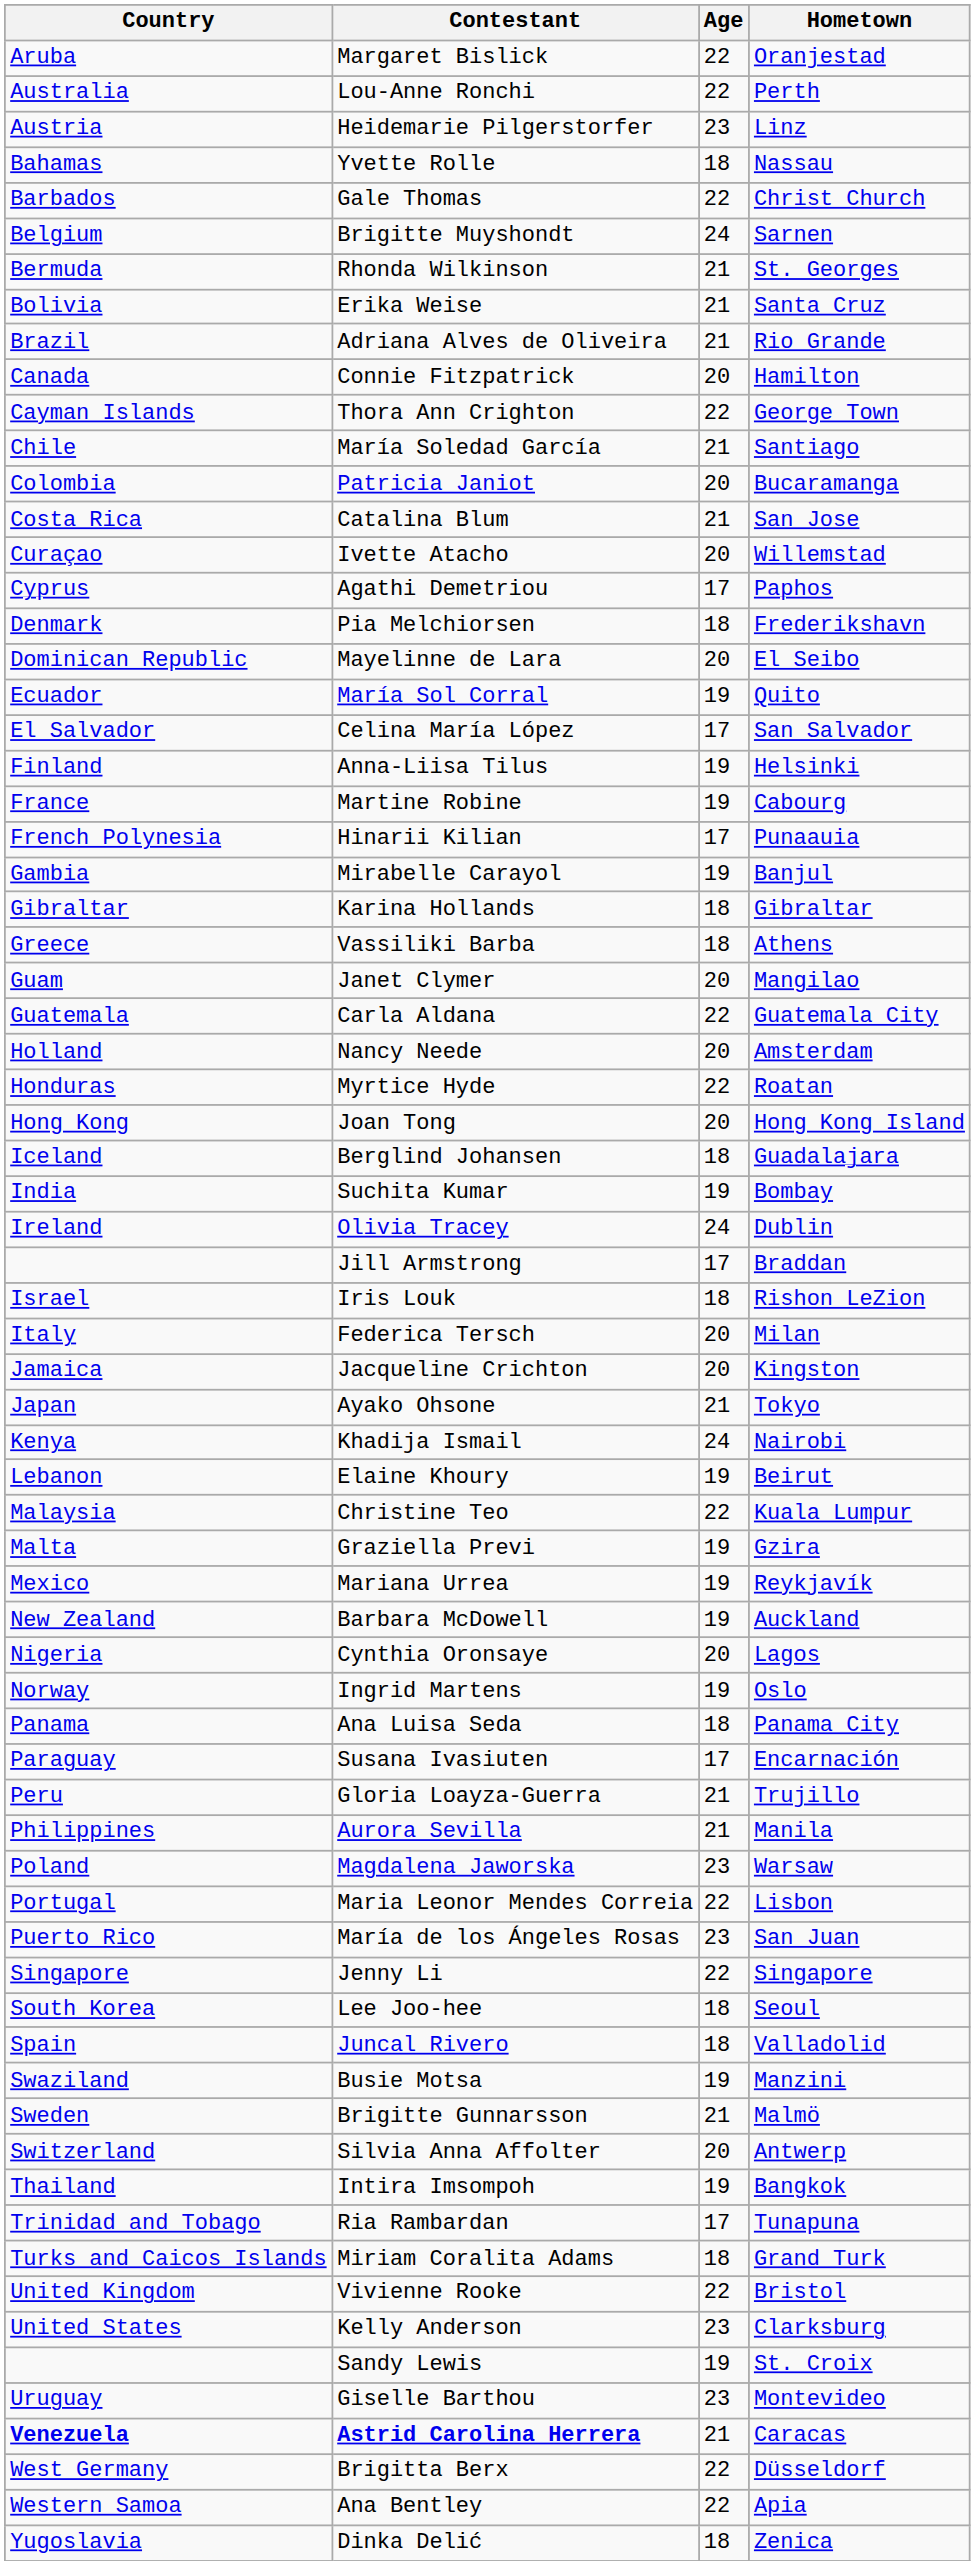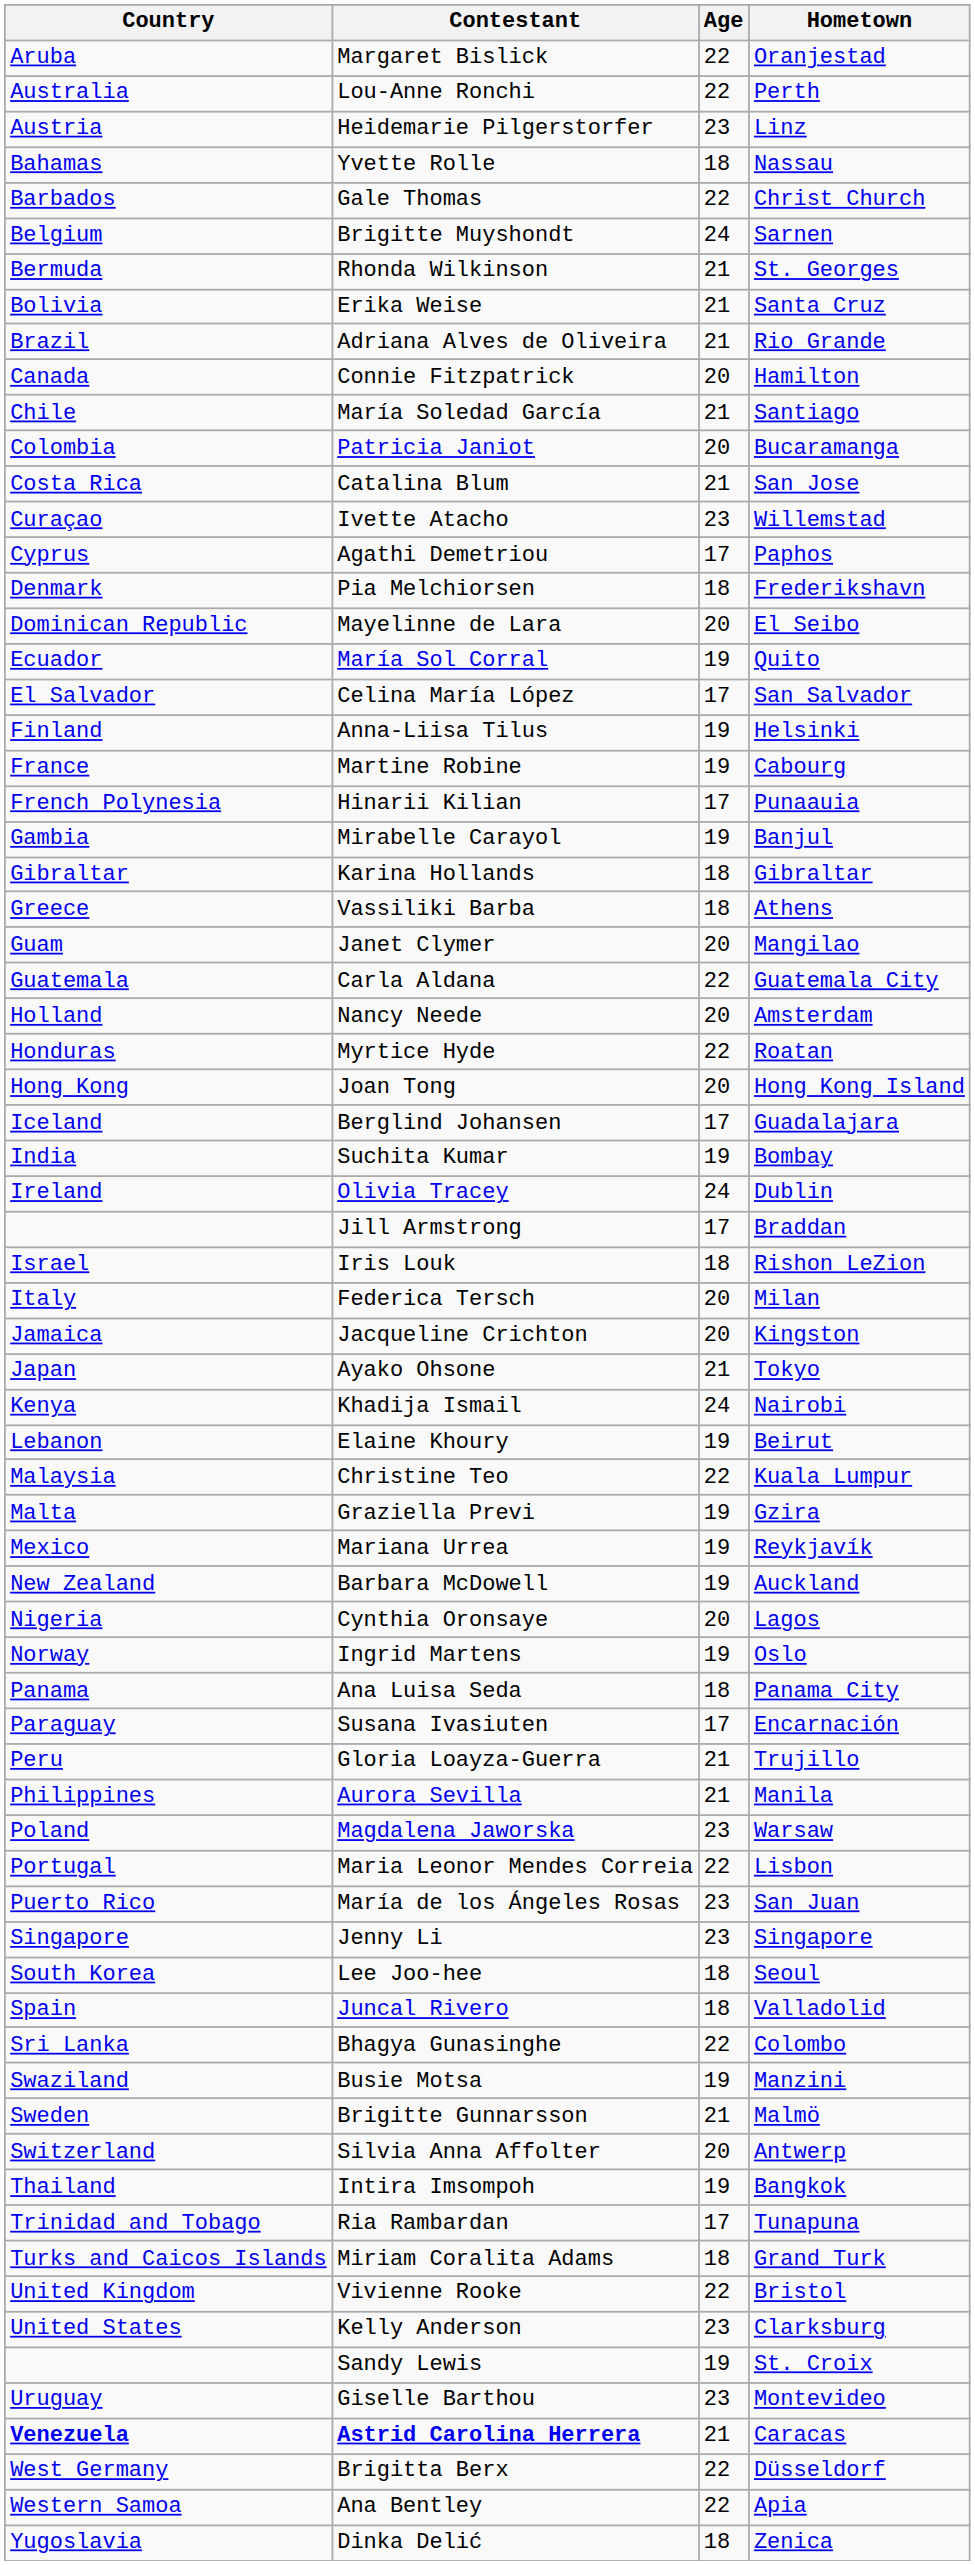- row: (456, 413)
(717, 555) 20 -> (717, 520) 23
(717, 1159) 18 -> (717, 1123) 17
(717, 1975) 22 -> (717, 1939) 23
+ row: (449, 2046)
